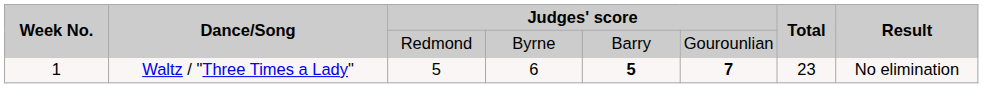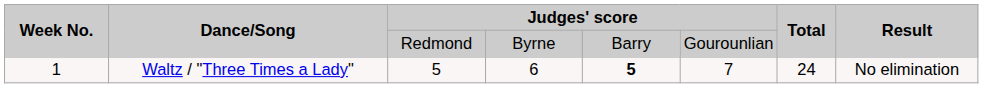(729, 69) bold -> (729, 69) normal
(806, 69) 23 -> (806, 69) 24
